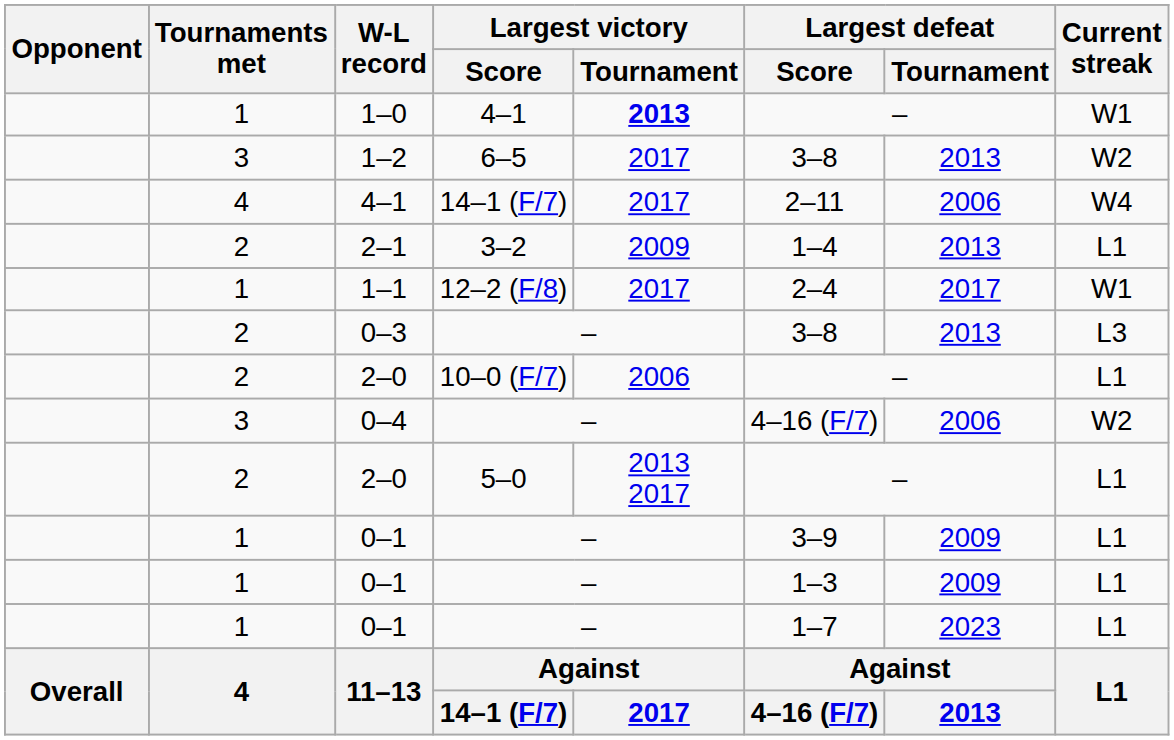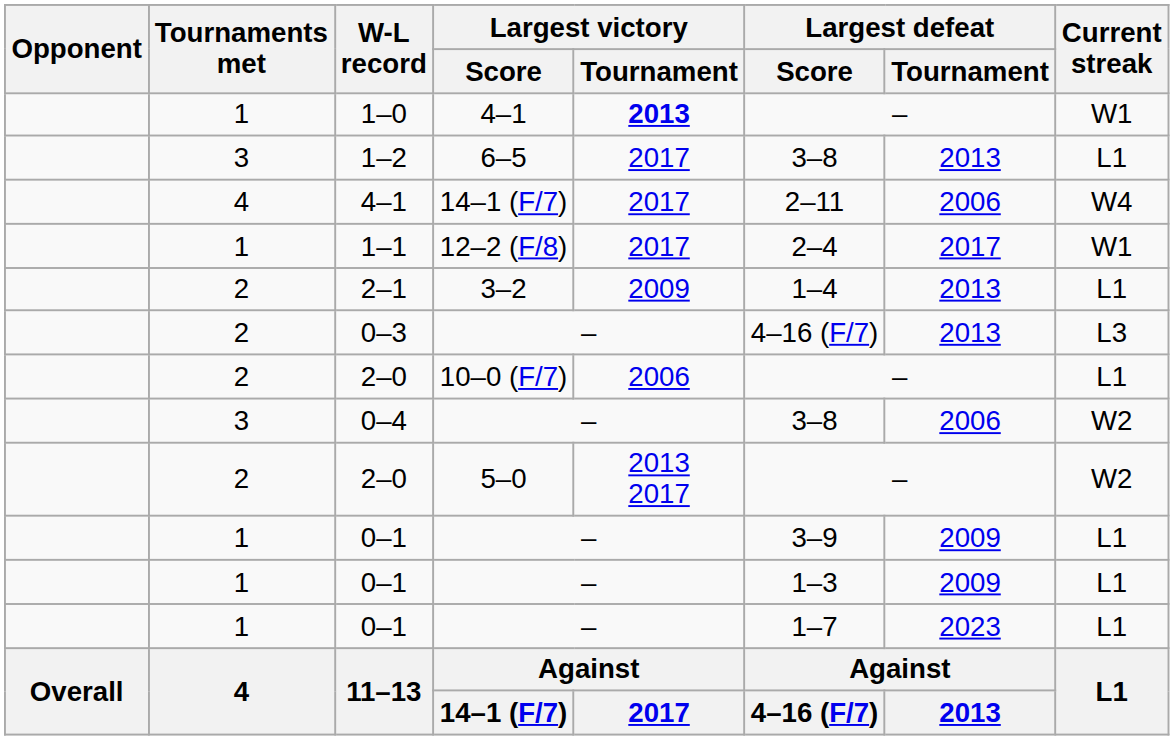(1112, 158) W2 -> (1112, 158) L1
rows swapped: (384, 246) <-> (384, 289)
(815, 333) 3–8 -> (815, 333) 4–16 (F/7)
(815, 420) 4–16 (F/7) -> (815, 420) 3–8
(1112, 479) L1 -> (1112, 479) W2
